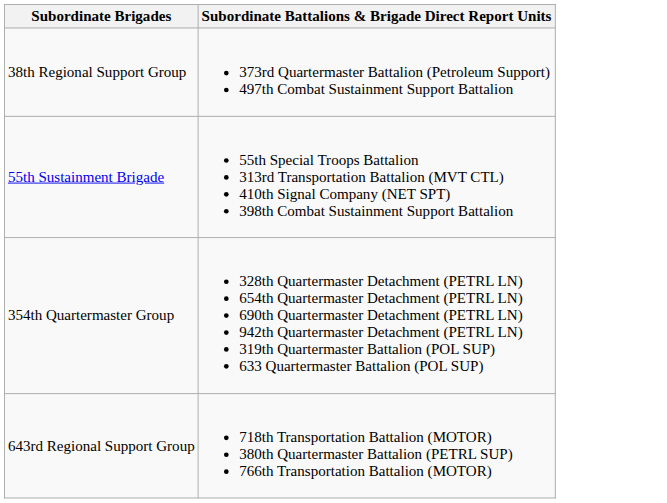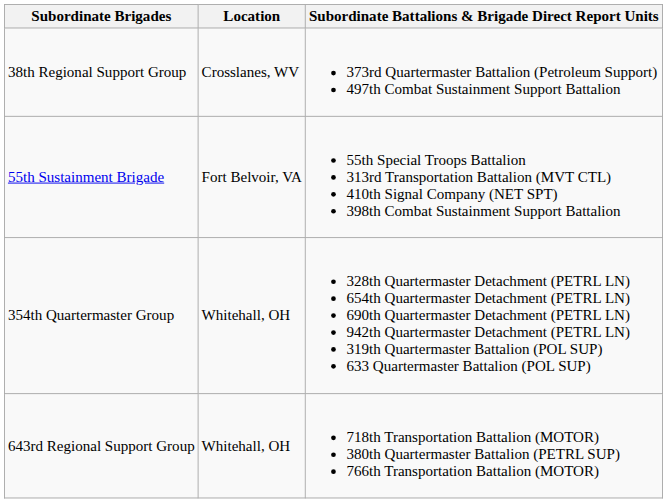+ column: (252, 16)
